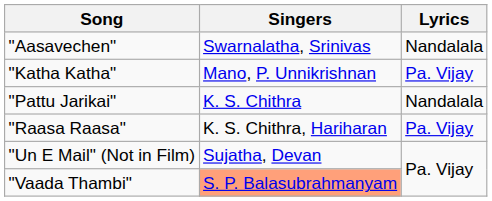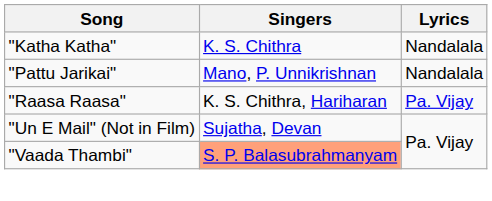- row: (62, 46)
(290, 73) Mano, P. Unnikrishnan -> (252, 46) K. S. Chithra
(439, 73) Pa. Vijay -> (444, 46) Nandalala
(252, 101) K. S. Chithra -> (290, 73) Mano, P. Unnikrishnan
